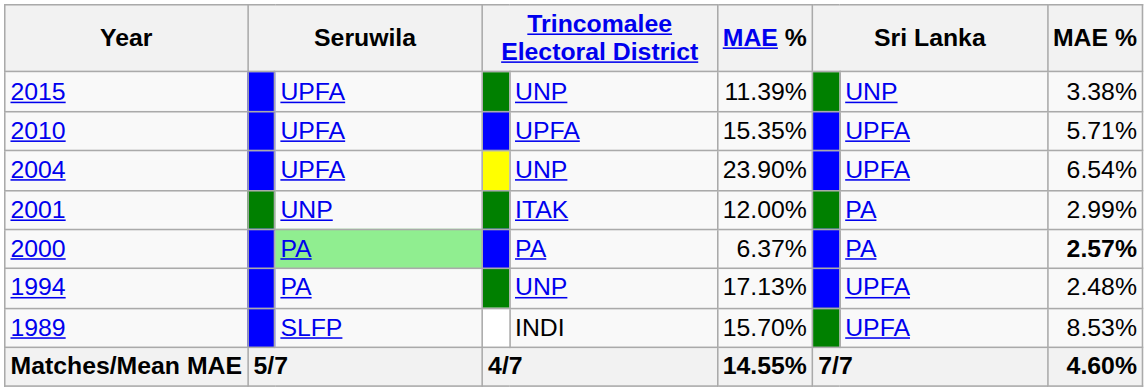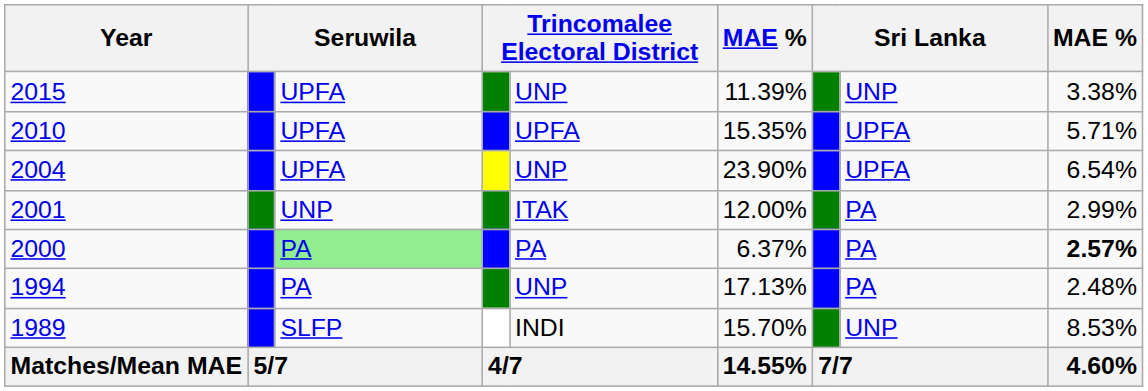(878, 288) UPFA -> (861, 288) PA
(878, 327) UPFA -> (871, 327) UNP
